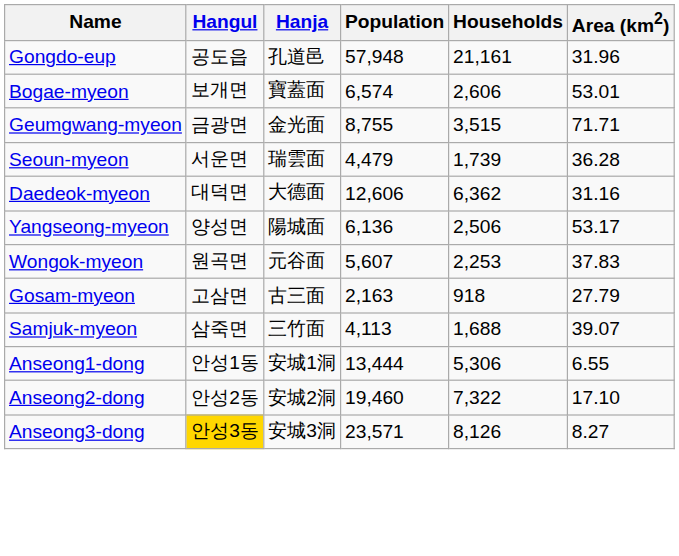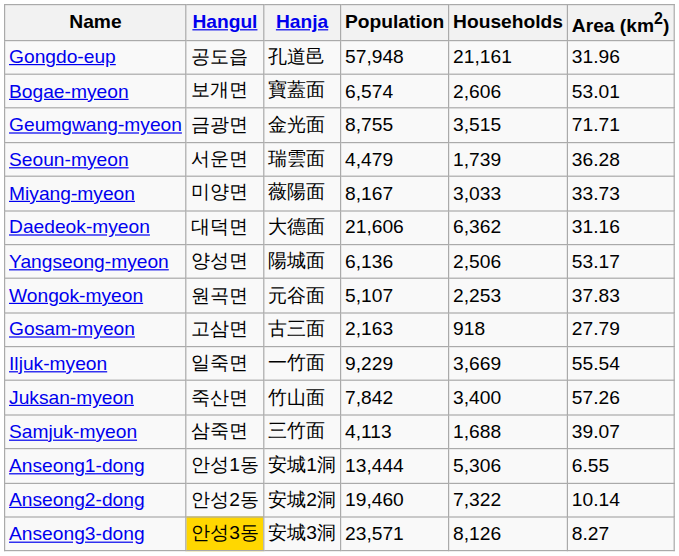+ row: (72, 193)
(374, 193) 12,606 -> (374, 227) 21,606
(369, 261) 5,607 -> (369, 295) 5,107
+ row: (58, 363)
+ row: (71, 397)
(596, 397) 17.10 -> (596, 499) 10.14
